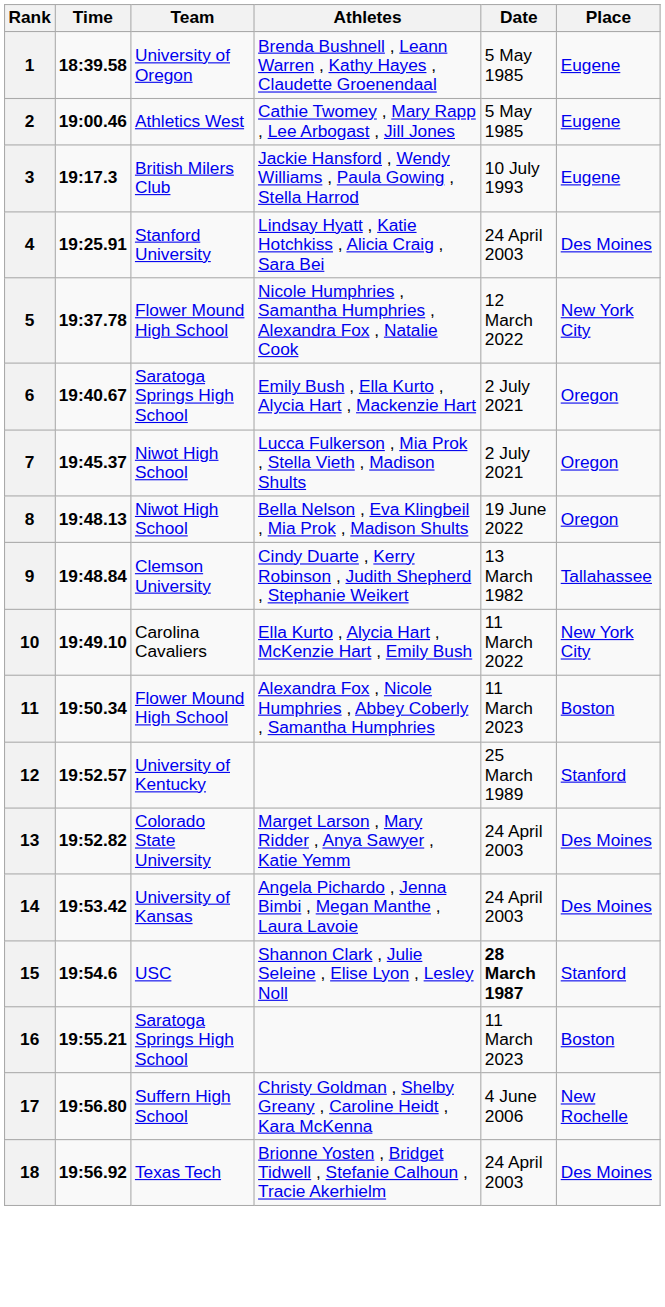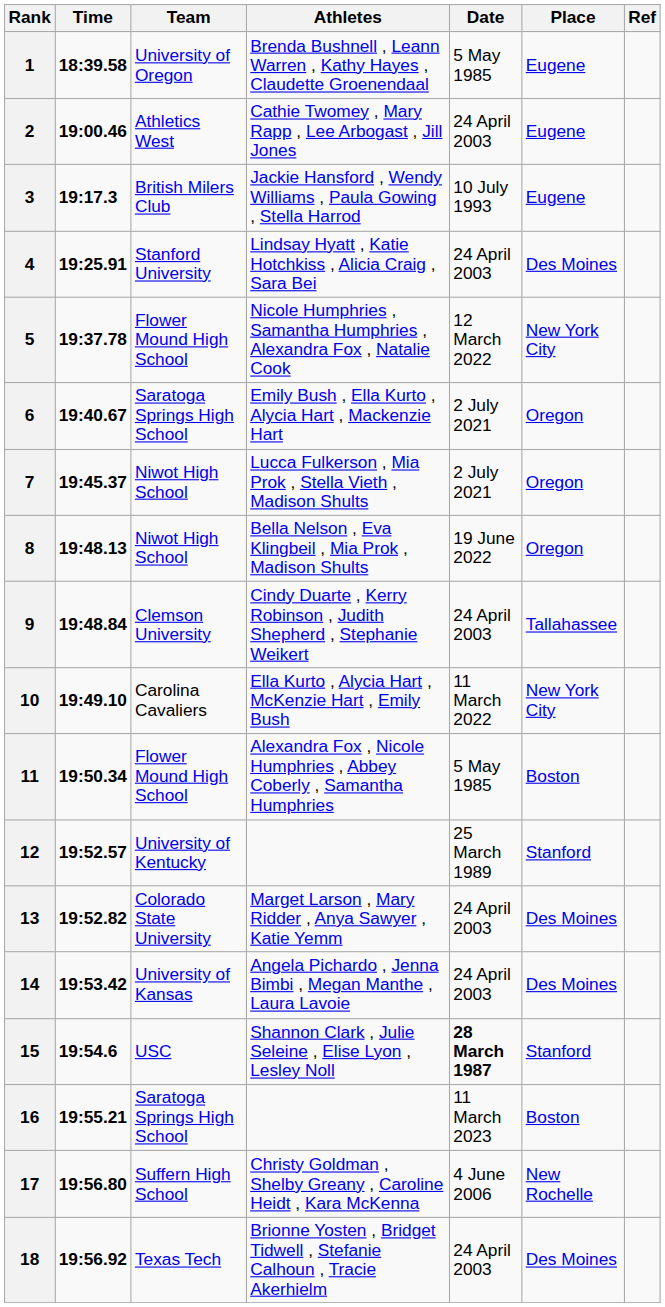+ column: (642, 18)
(508, 121) 5 May 1985 -> (482, 131) 24 April 2003
(509, 575) 13 March 1982 -> (482, 624) 24 April 2003
(509, 708) 11 March 2023 -> (477, 776) 5 May 1985
